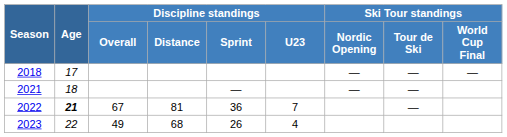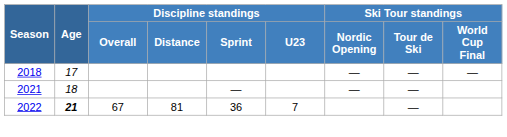- row: (29, 124)
